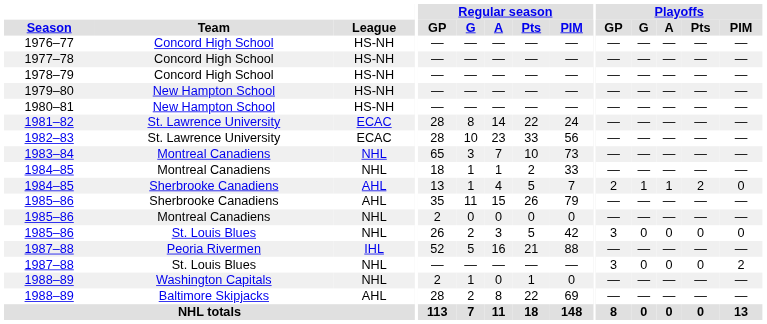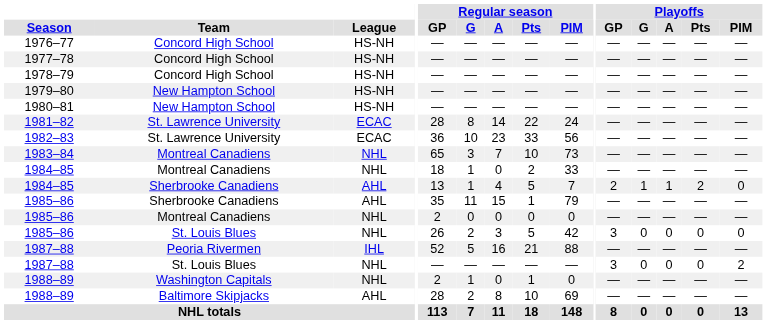(437, 138) 28 -> (437, 138) 36
(499, 170) 1 -> (499, 170) 0
(531, 201) 26 -> (531, 201) 1
(531, 296) 22 -> (531, 296) 10
